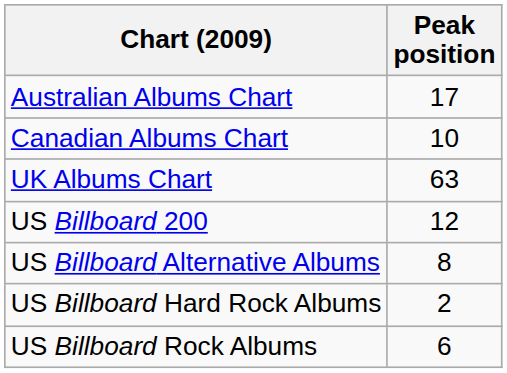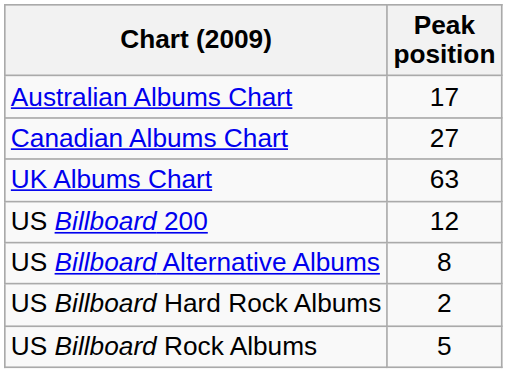(444, 138) 10 -> (444, 138) 27
(444, 346) 6 -> (444, 346) 5
